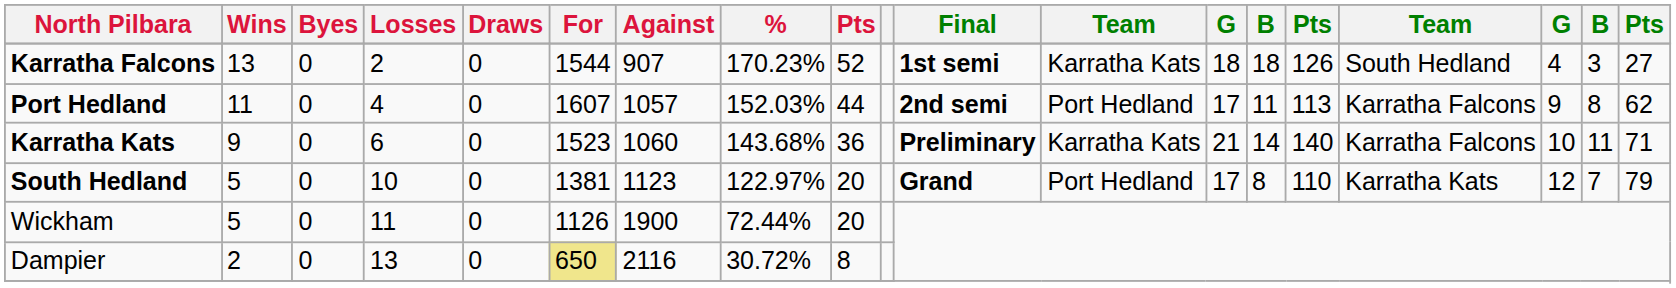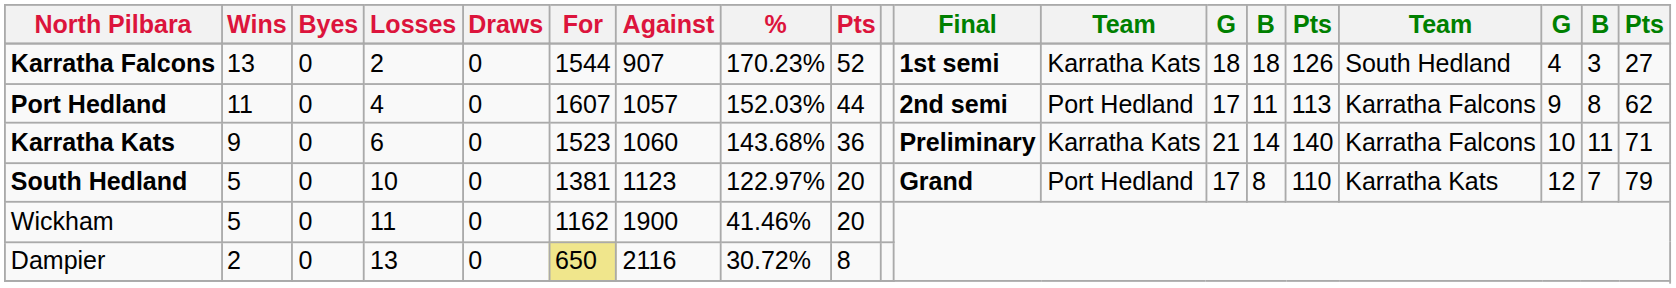(582, 221) 1126 -> (582, 221) 1162
(769, 221) 72.44% -> (769, 221) 41.46%
